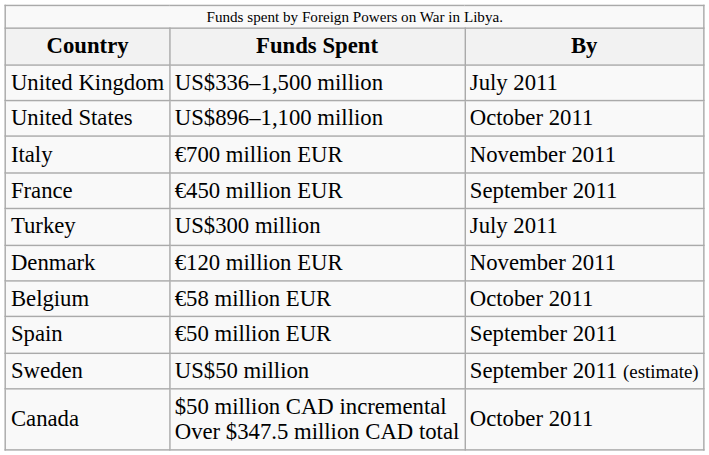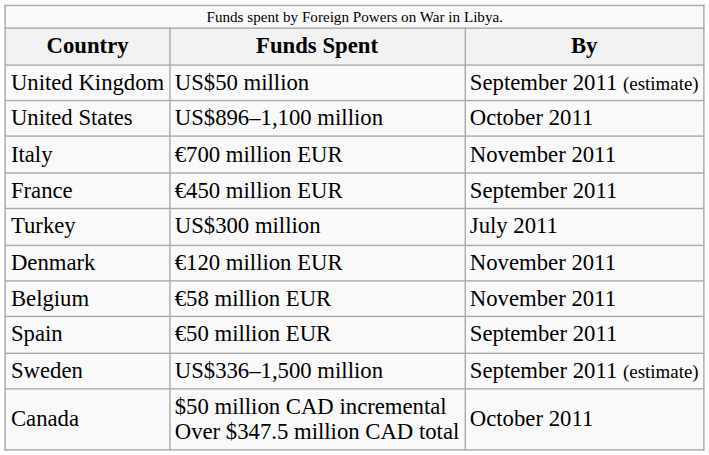(279, 82) US$336–1,500 million -> (242, 82) US$50 million
(514, 82) July 2011 -> (584, 82) September 2011 (estimate)
(532, 298) October 2011 -> (543, 298) November 2011
(242, 370) US$50 million -> (279, 370) US$336–1,500 million
